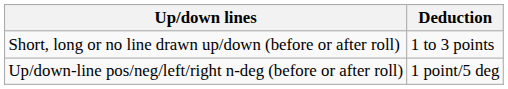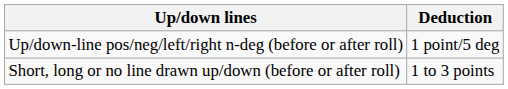rows swapped: (206, 71) <-> (204, 44)
